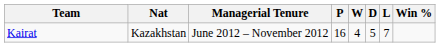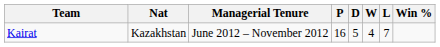columns swapped: (357, 13) <-> (373, 13)
